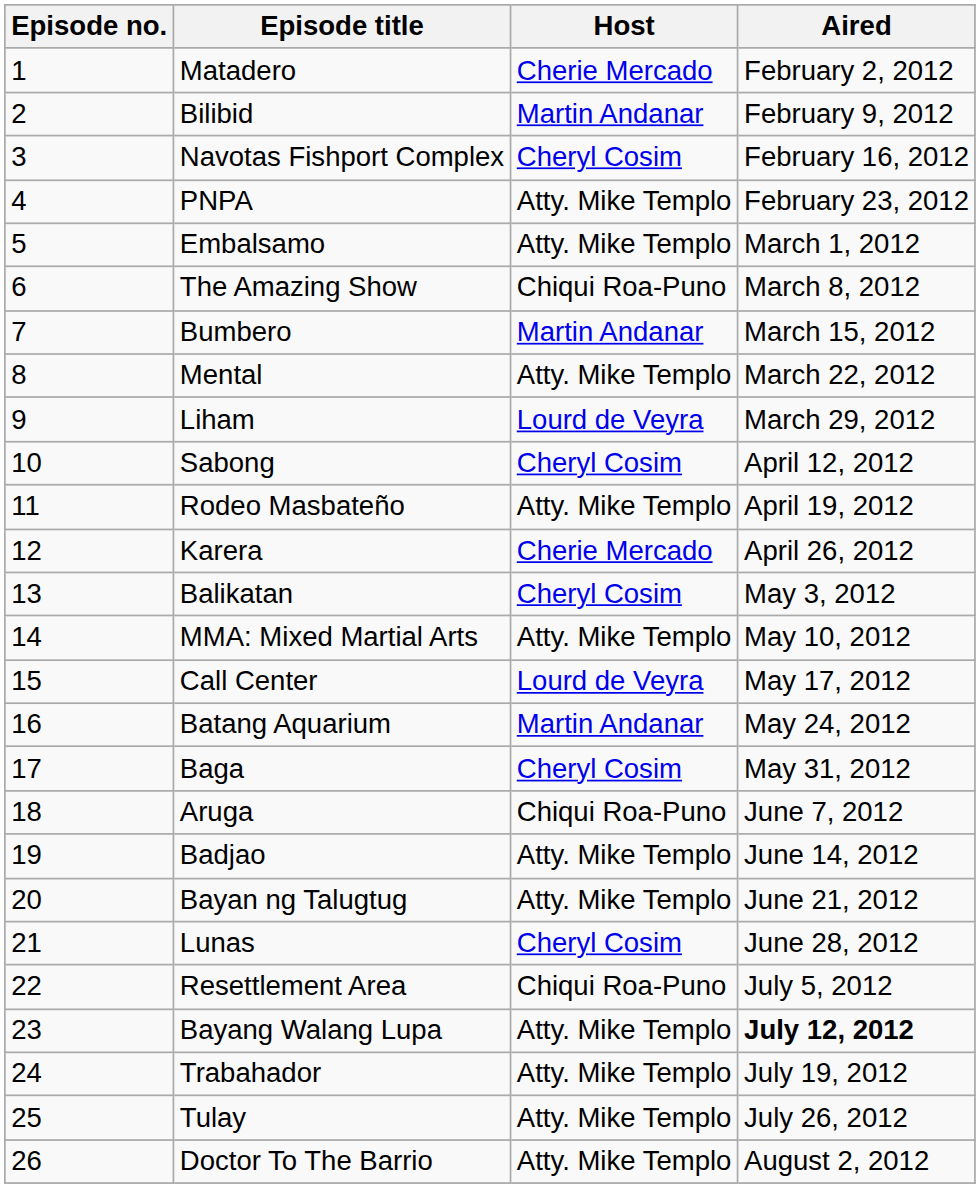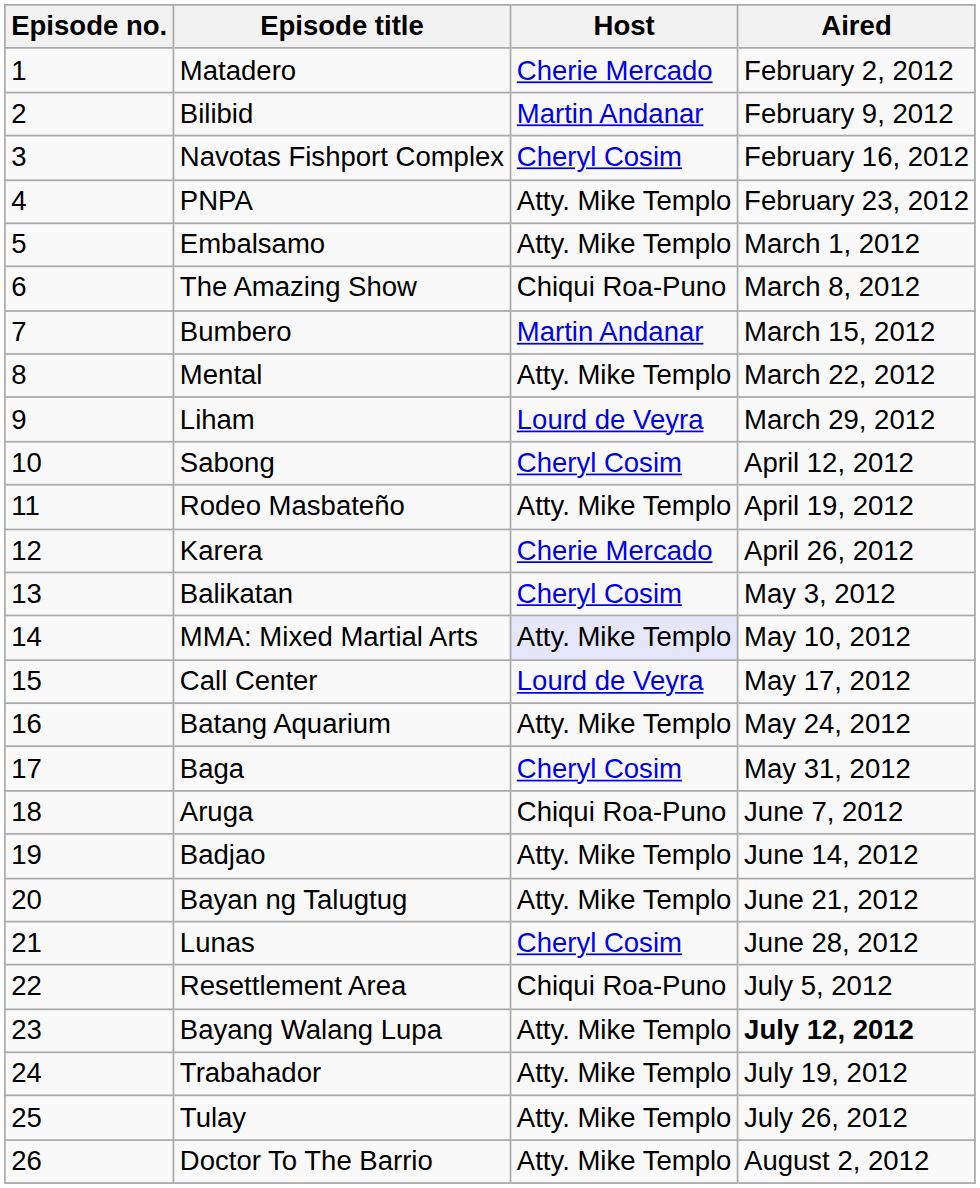(624, 637) no background -> (624, 637) lavender background
(610, 724) Martin Andanar -> (624, 724) Atty. Mike Templo
